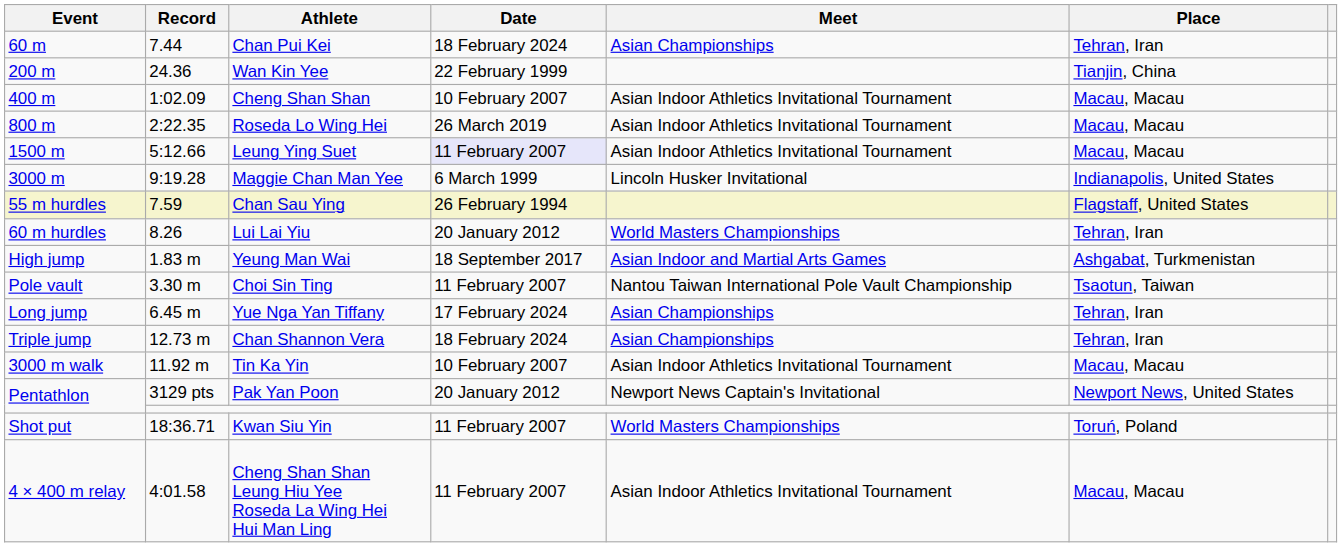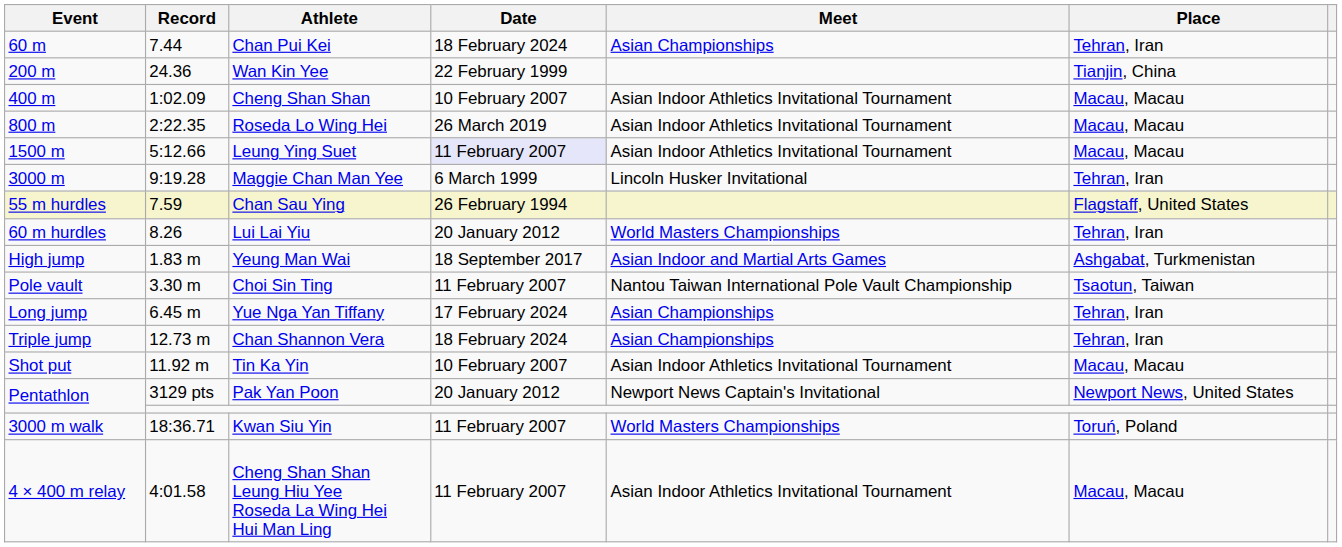(1174, 178) Indianapolis, United States -> (1118, 178) Tehran, Iran
(56, 365) 3000 m walk -> (40, 365) Shot put
(40, 427) Shot put -> (56, 427) 3000 m walk
